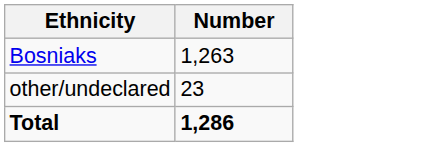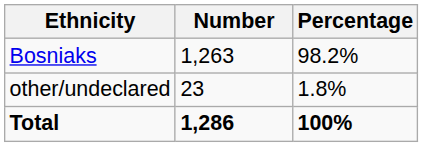+ column: (355, 21)
